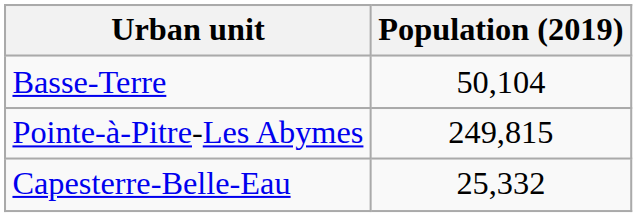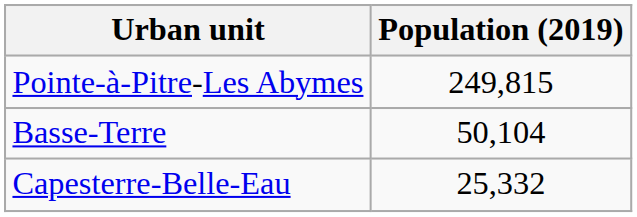rows swapped: (188, 132) <-> (89, 81)
